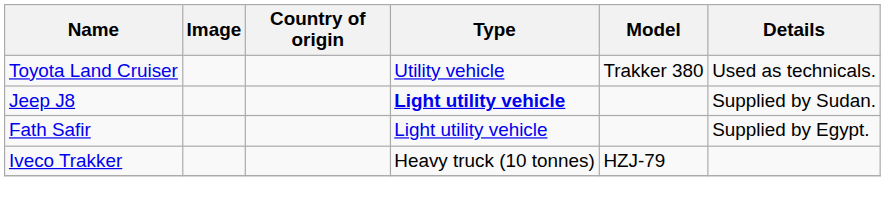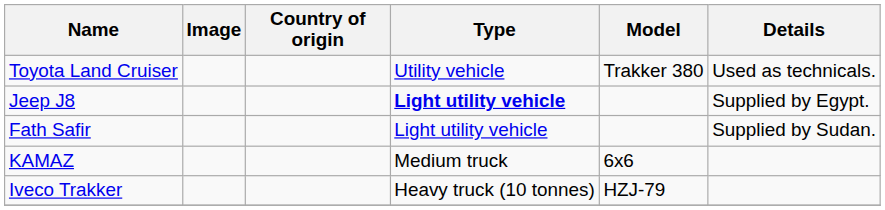(794, 100) Supplied by Sudan. -> (791, 100) Supplied by Egypt.
(791, 130) Supplied by Egypt. -> (794, 130) Supplied by Sudan.
+ row: (41, 160)
